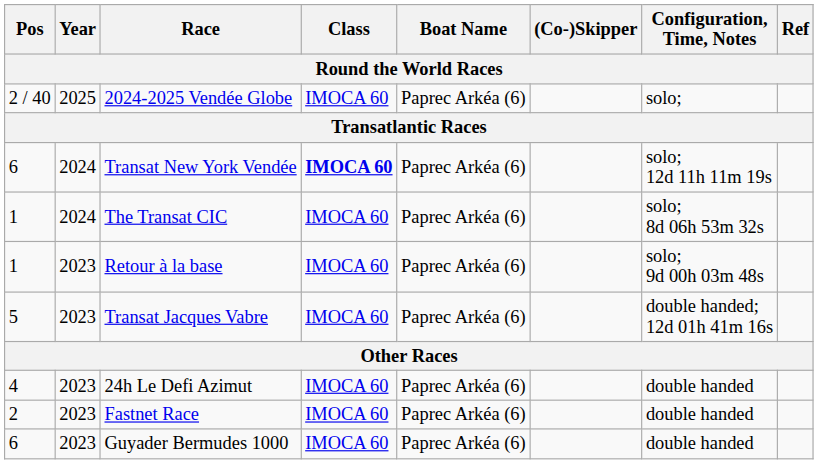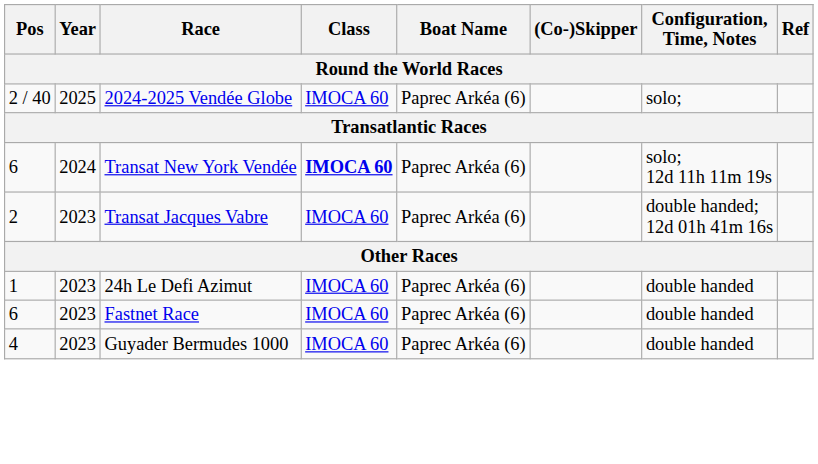- row: (166, 216)
- row: (164, 266)
(13, 316) 5 -> (13, 216) 2
(13, 385) 4 -> (13, 285) 1
(13, 414) 2 -> (13, 314) 6
(13, 443) 6 -> (13, 343) 4
